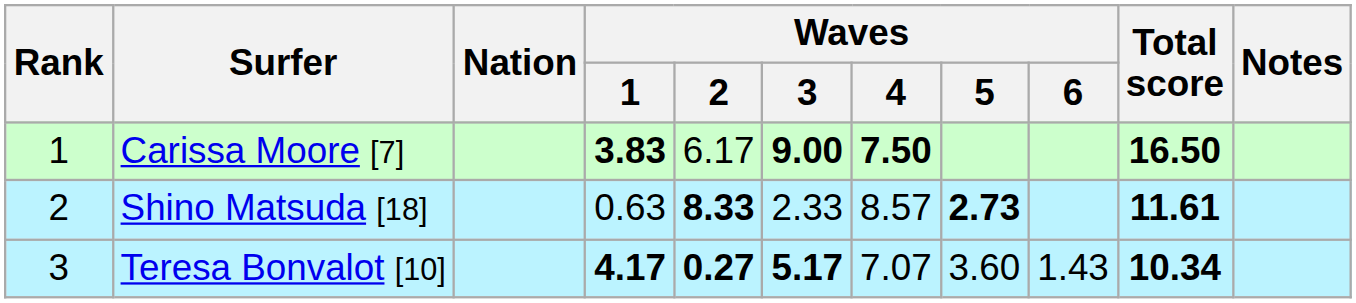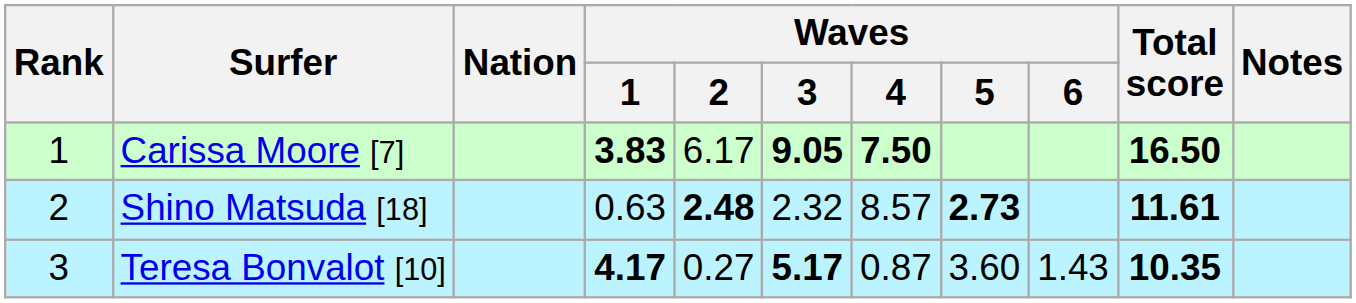(807, 150) 9.00 -> (807, 150) 9.05
(719, 208) 8.33 -> (719, 208) 2.48
(807, 208) 2.33 -> (807, 208) 2.32
(719, 267) bold -> (719, 267) normal
(896, 267) 7.07 -> (896, 267) 0.87
(1175, 267) 10.34 -> (1175, 267) 10.35
